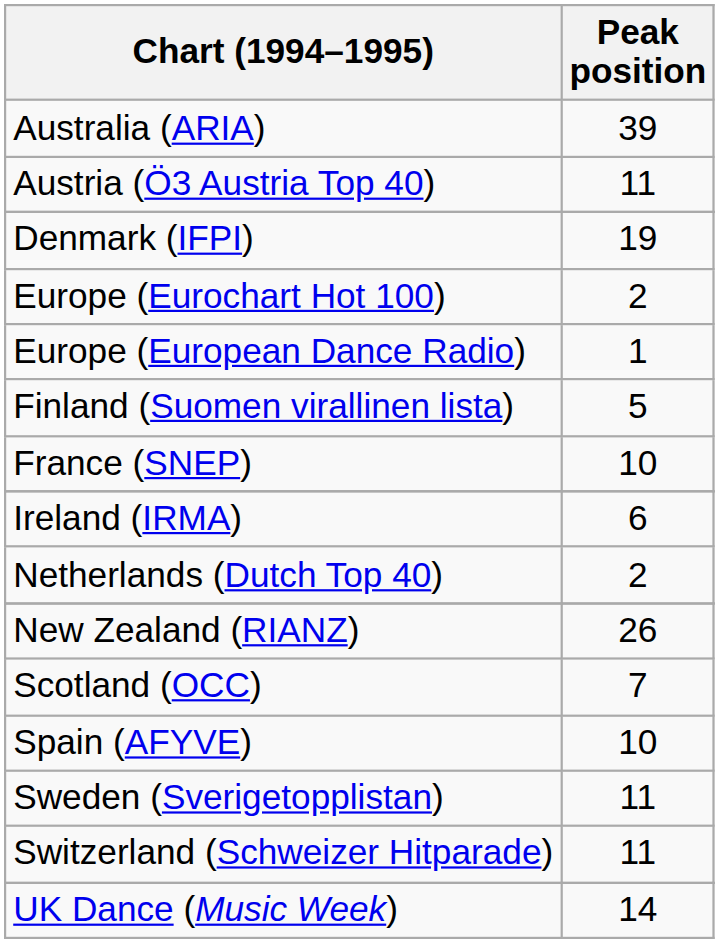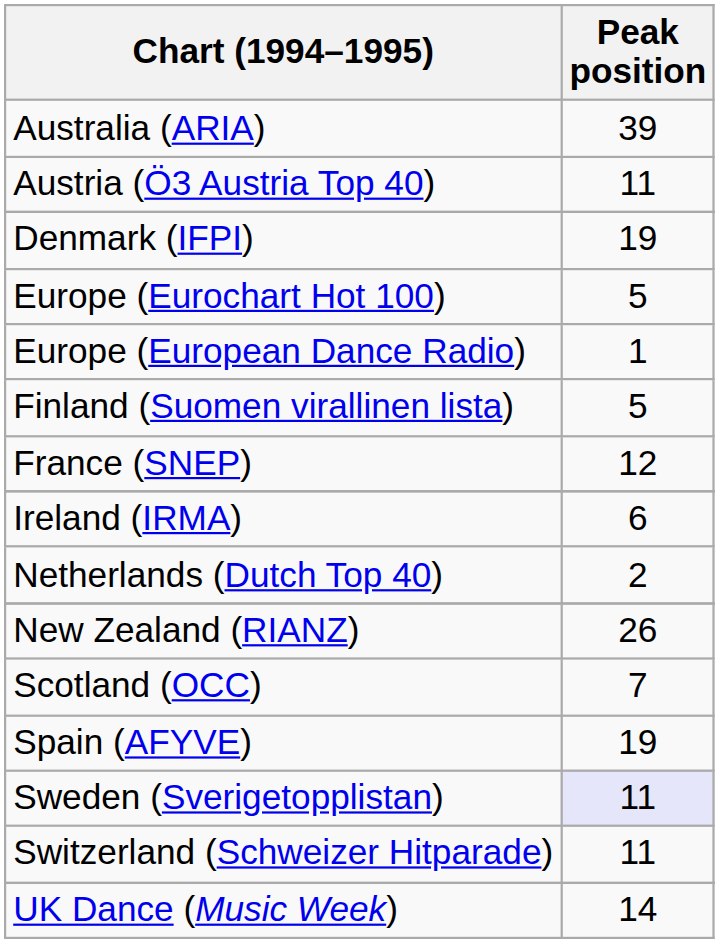(638, 295) 2 -> (638, 295) 5
(638, 462) 10 -> (638, 462) 12
(638, 741) 10 -> (638, 741) 19
(638, 797) no background -> (638, 797) lavender background
